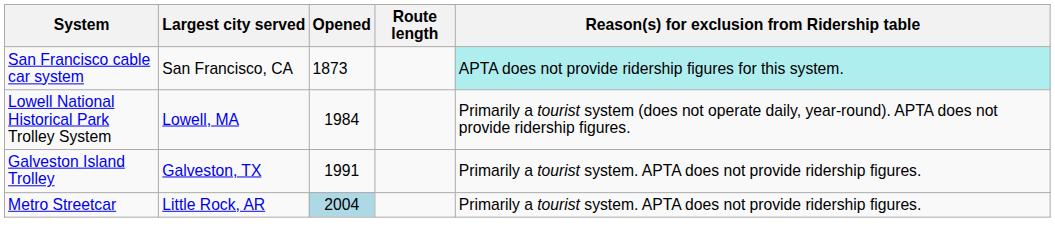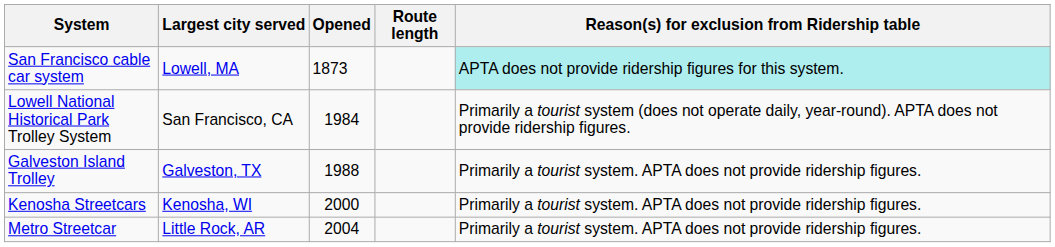(228, 68) San Francisco, CA -> (201, 68) Lowell, MA
(201, 119) Lowell, MA -> (228, 119) San Francisco, CA
(342, 170) 1991 -> (342, 170) 1988
+ row: (77, 204)
(342, 204) lightblue background -> (342, 229) no background
